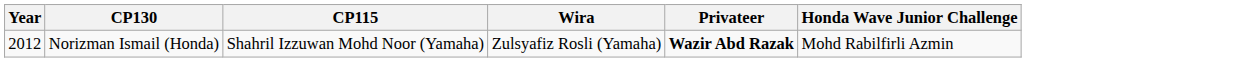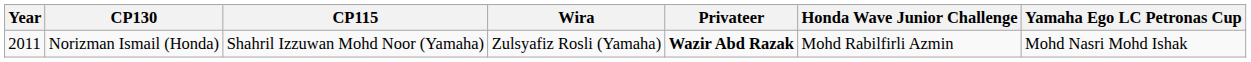+ column: (1133, 17)
(25, 43) 2012 -> (24, 43) 2011
